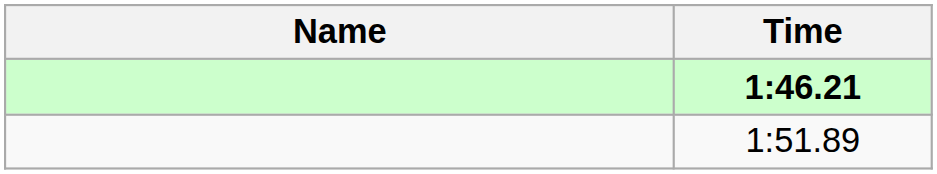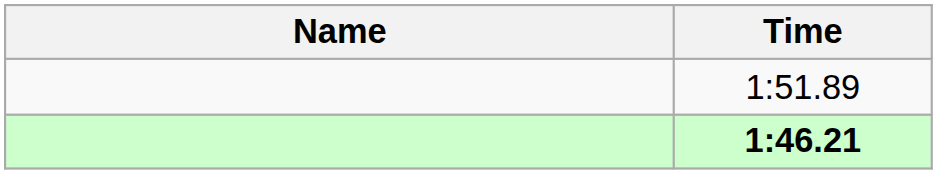rows swapped: (803, 86) <-> (803, 140)
